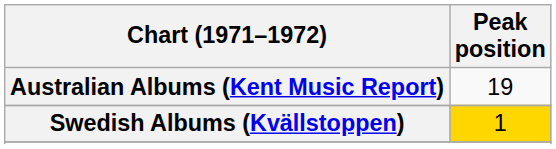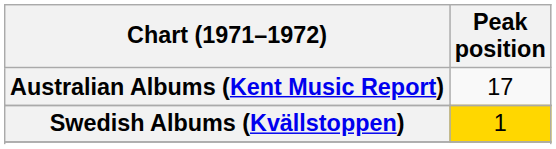(500, 86) 19 -> (500, 86) 17
